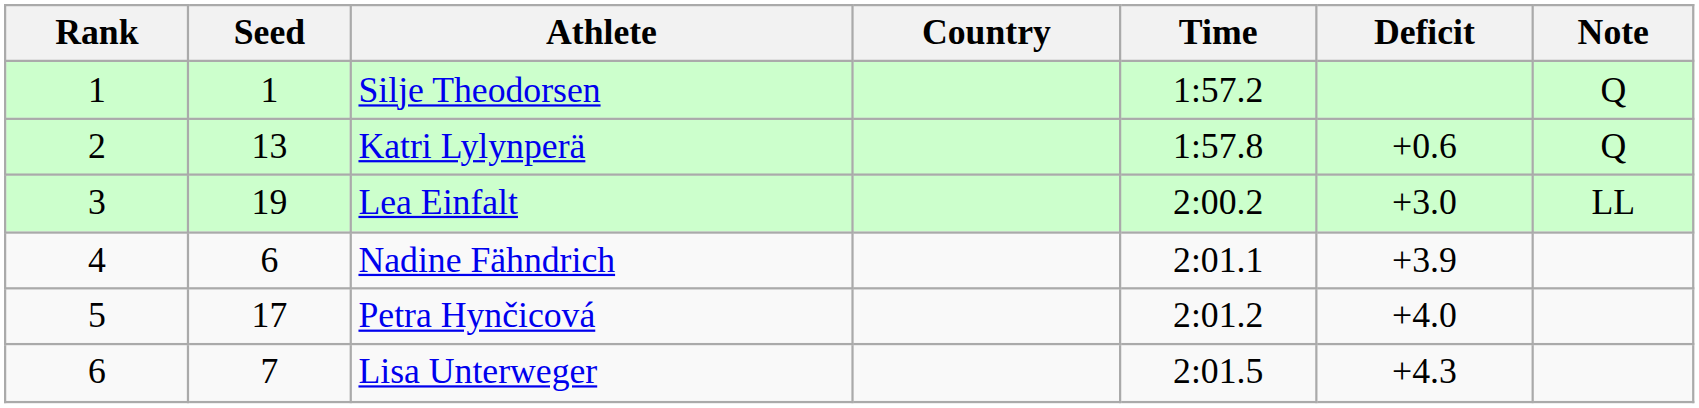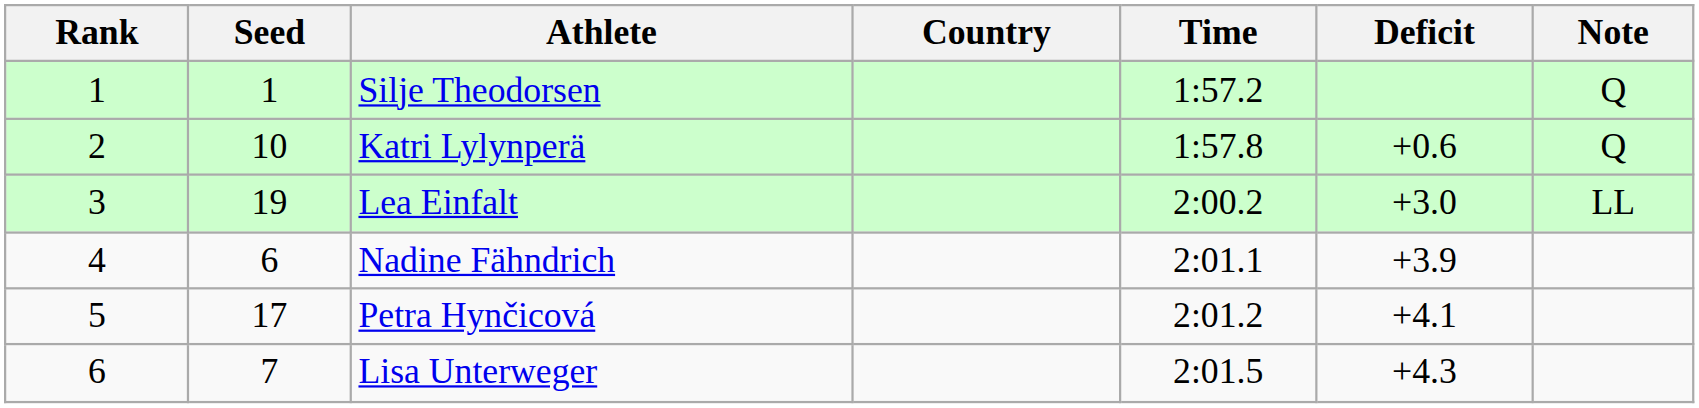(269, 145) 13 -> (269, 145) 10
(1424, 315) +4.0 -> (1424, 315) +4.1
